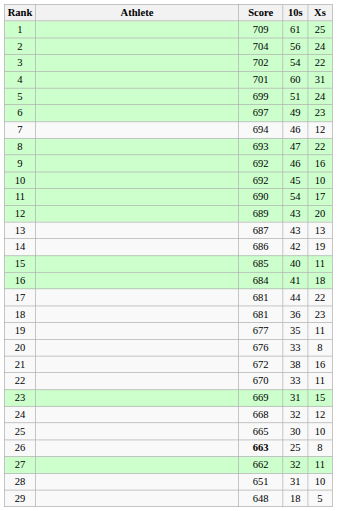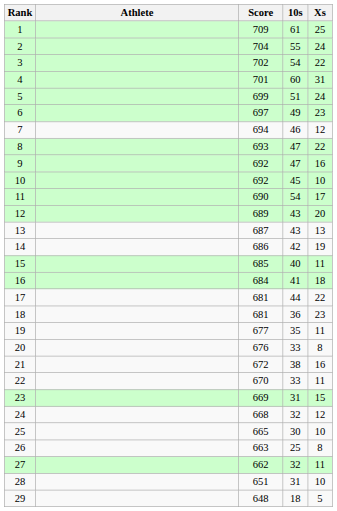(295, 46) 56 -> (295, 46) 55
(295, 163) 46 -> (295, 163) 47
(261, 448) bold -> (261, 448) normal
